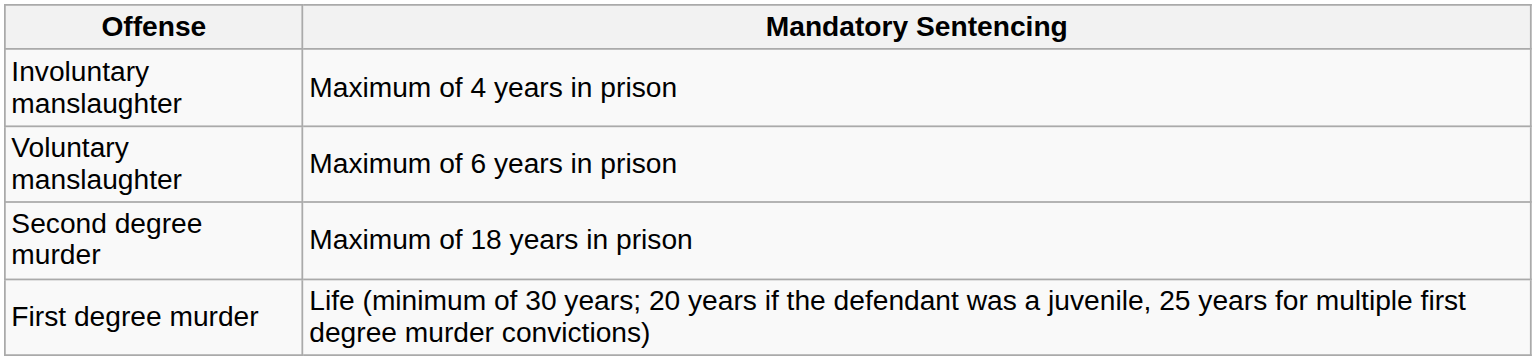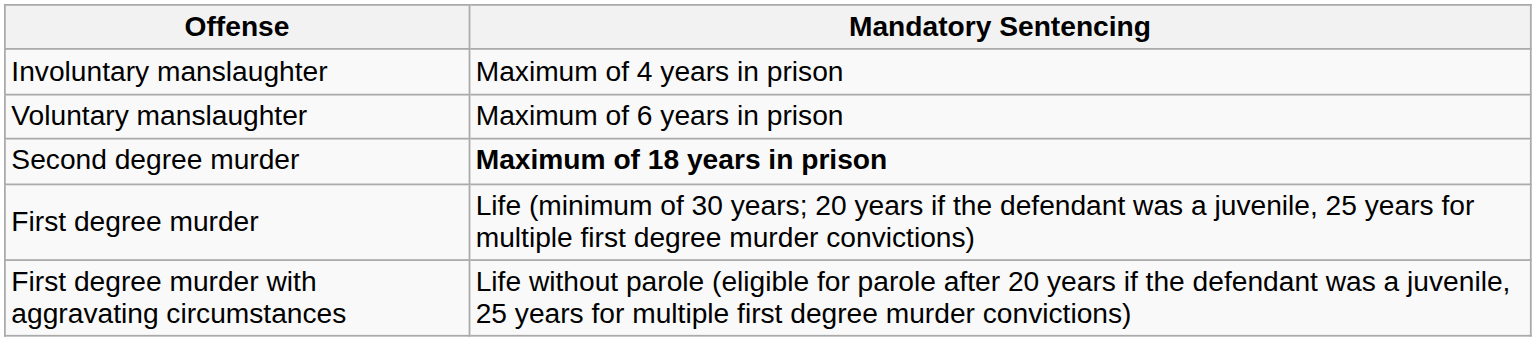(501, 240) normal -> (681, 160) bold
+ row: (179, 297)
